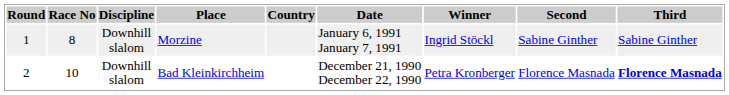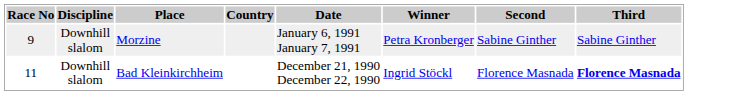- column: (26, 14)
(72, 40) 8 -> (31, 40) 9
(459, 40) Ingrid Stöckl -> (429, 40) Petra Kronberger
(72, 72) 10 -> (31, 72) 11
(470, 72) Petra Kronberger -> (418, 72) Ingrid Stöckl
